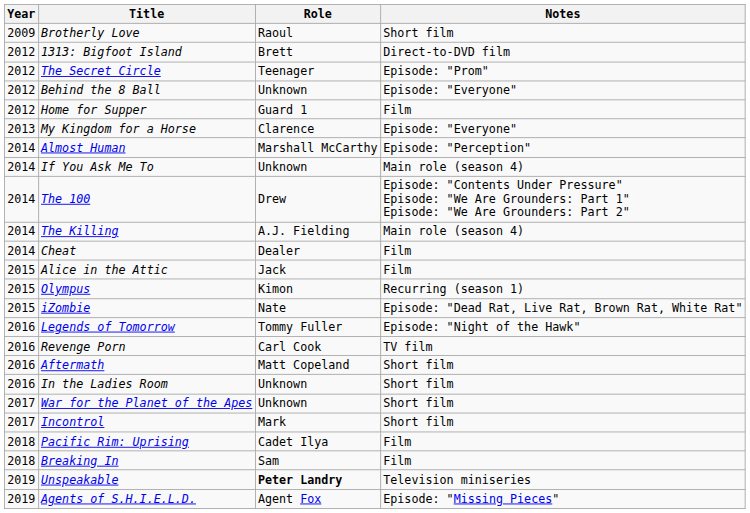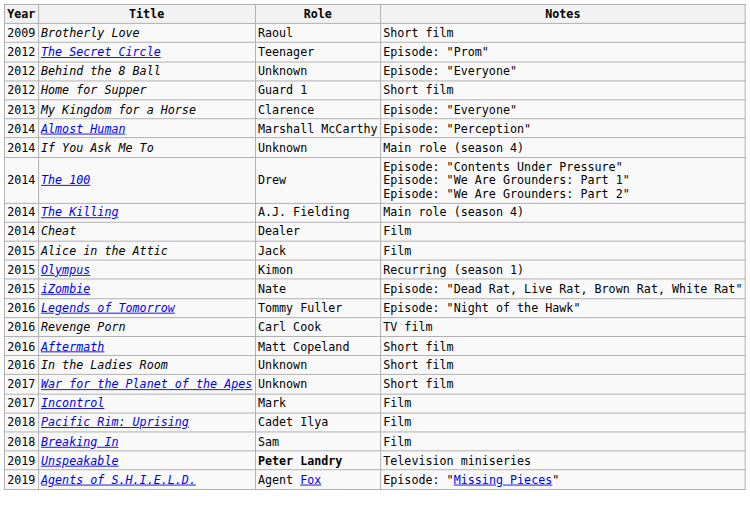- row: (111, 52)
(397, 109) Film -> (418, 90) Short film
(418, 422) Short film -> (397, 403) Film
